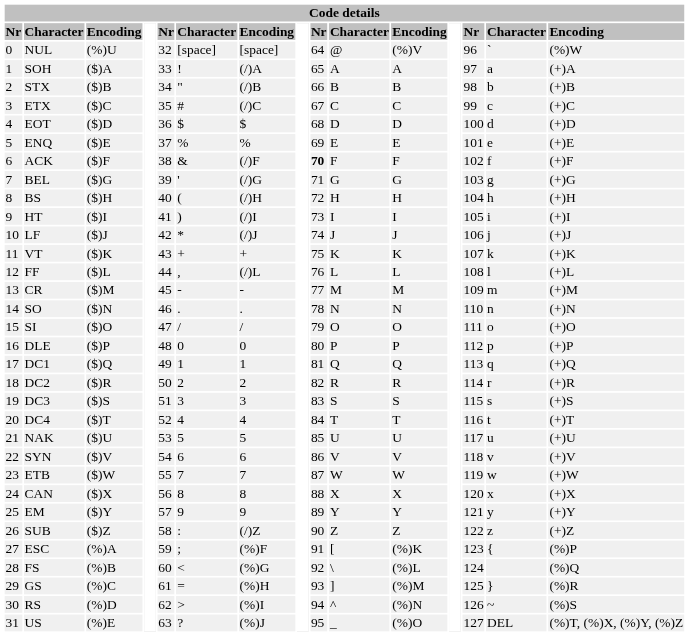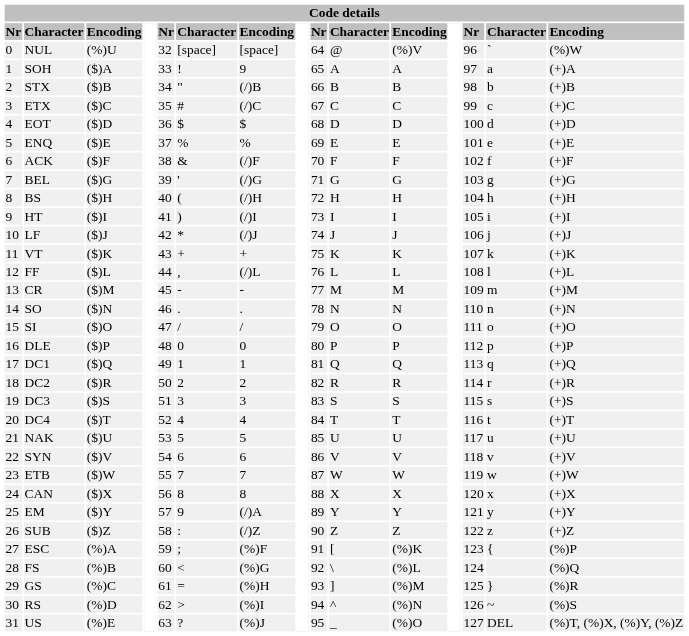(251, 68) (/)A -> (243, 68) 9
(318, 160) bold -> (318, 160) normal
(243, 512) 9 -> (251, 512) (/)A
